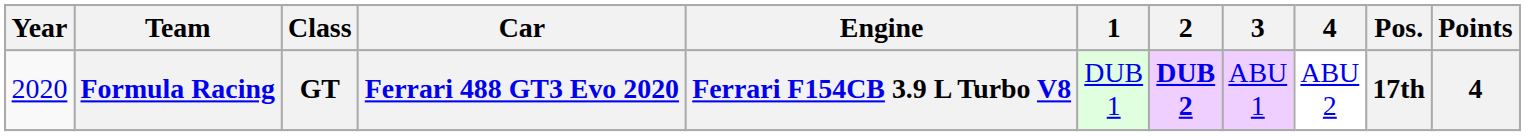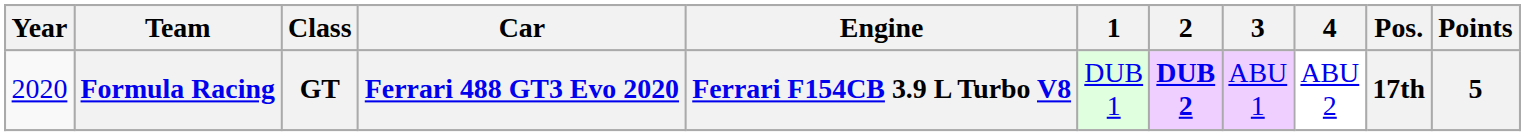(1475, 89) 4 -> (1475, 89) 5
